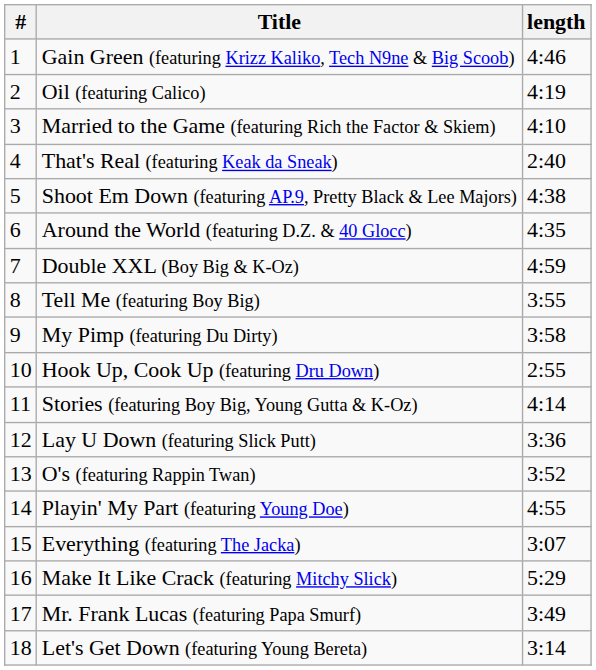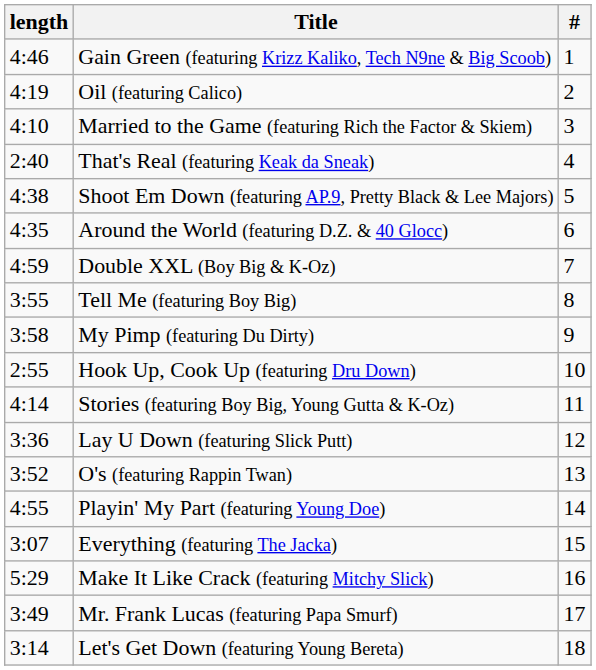columns swapped: (21, 21) <-> (556, 21)
